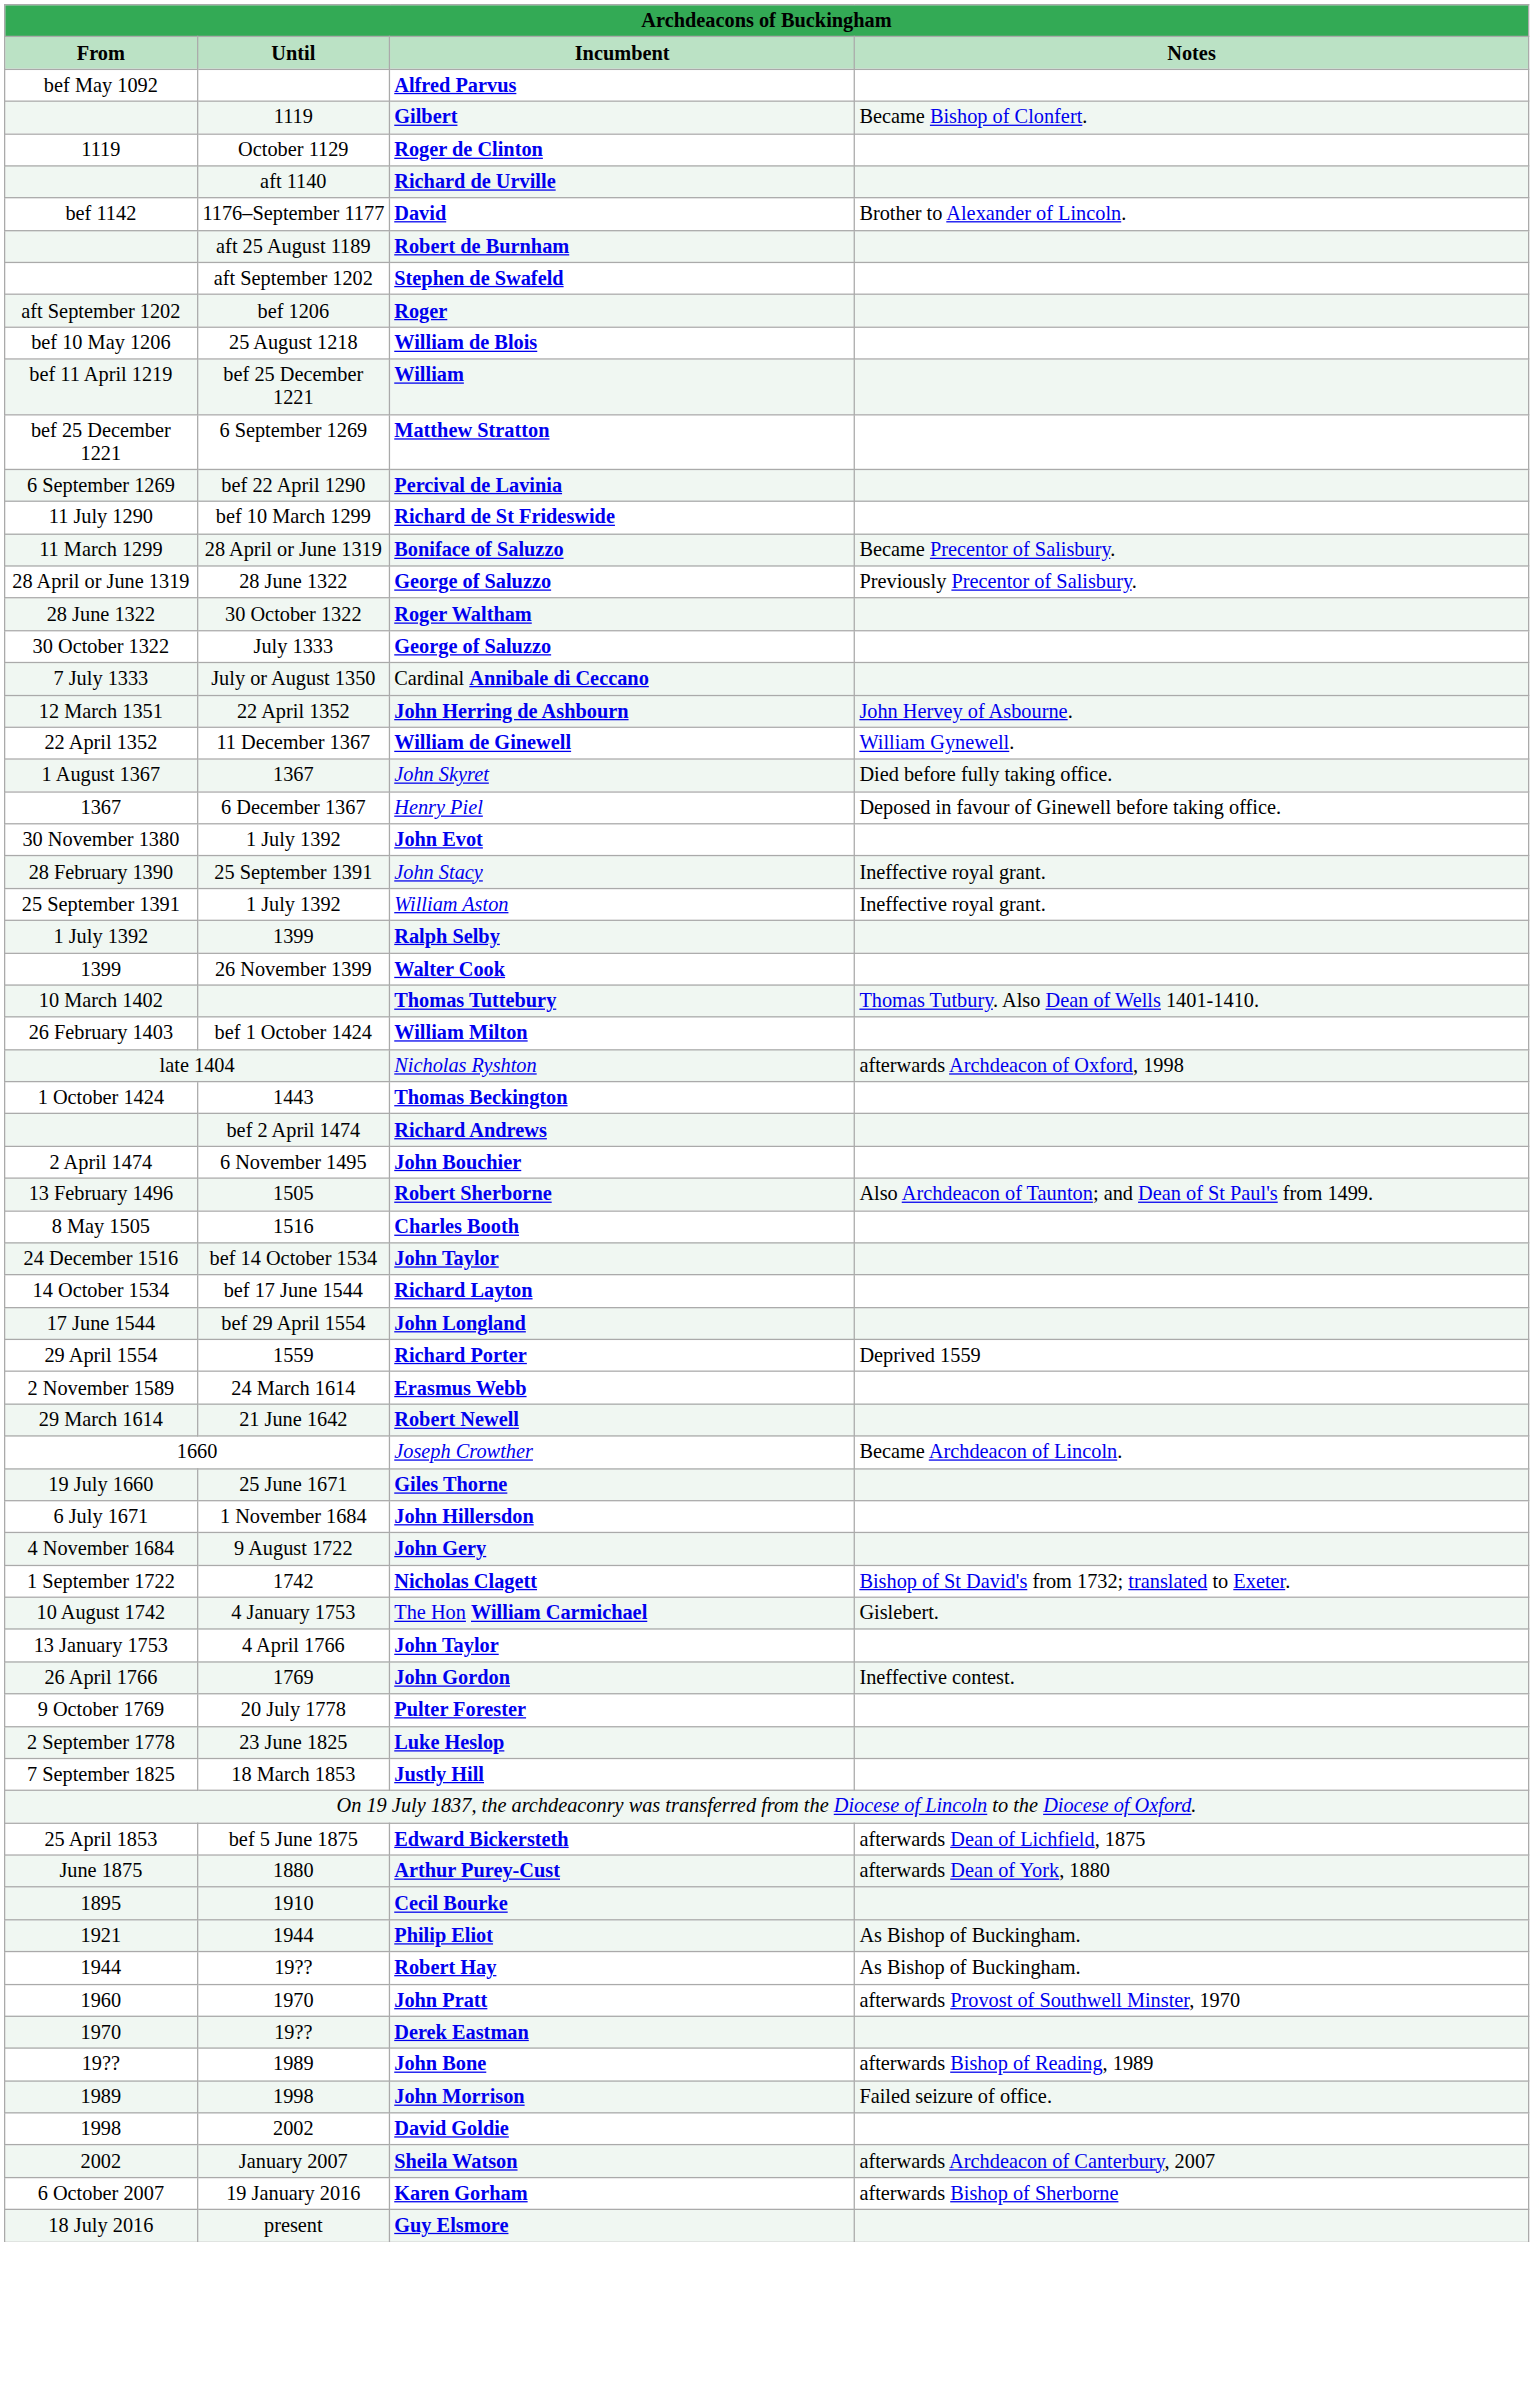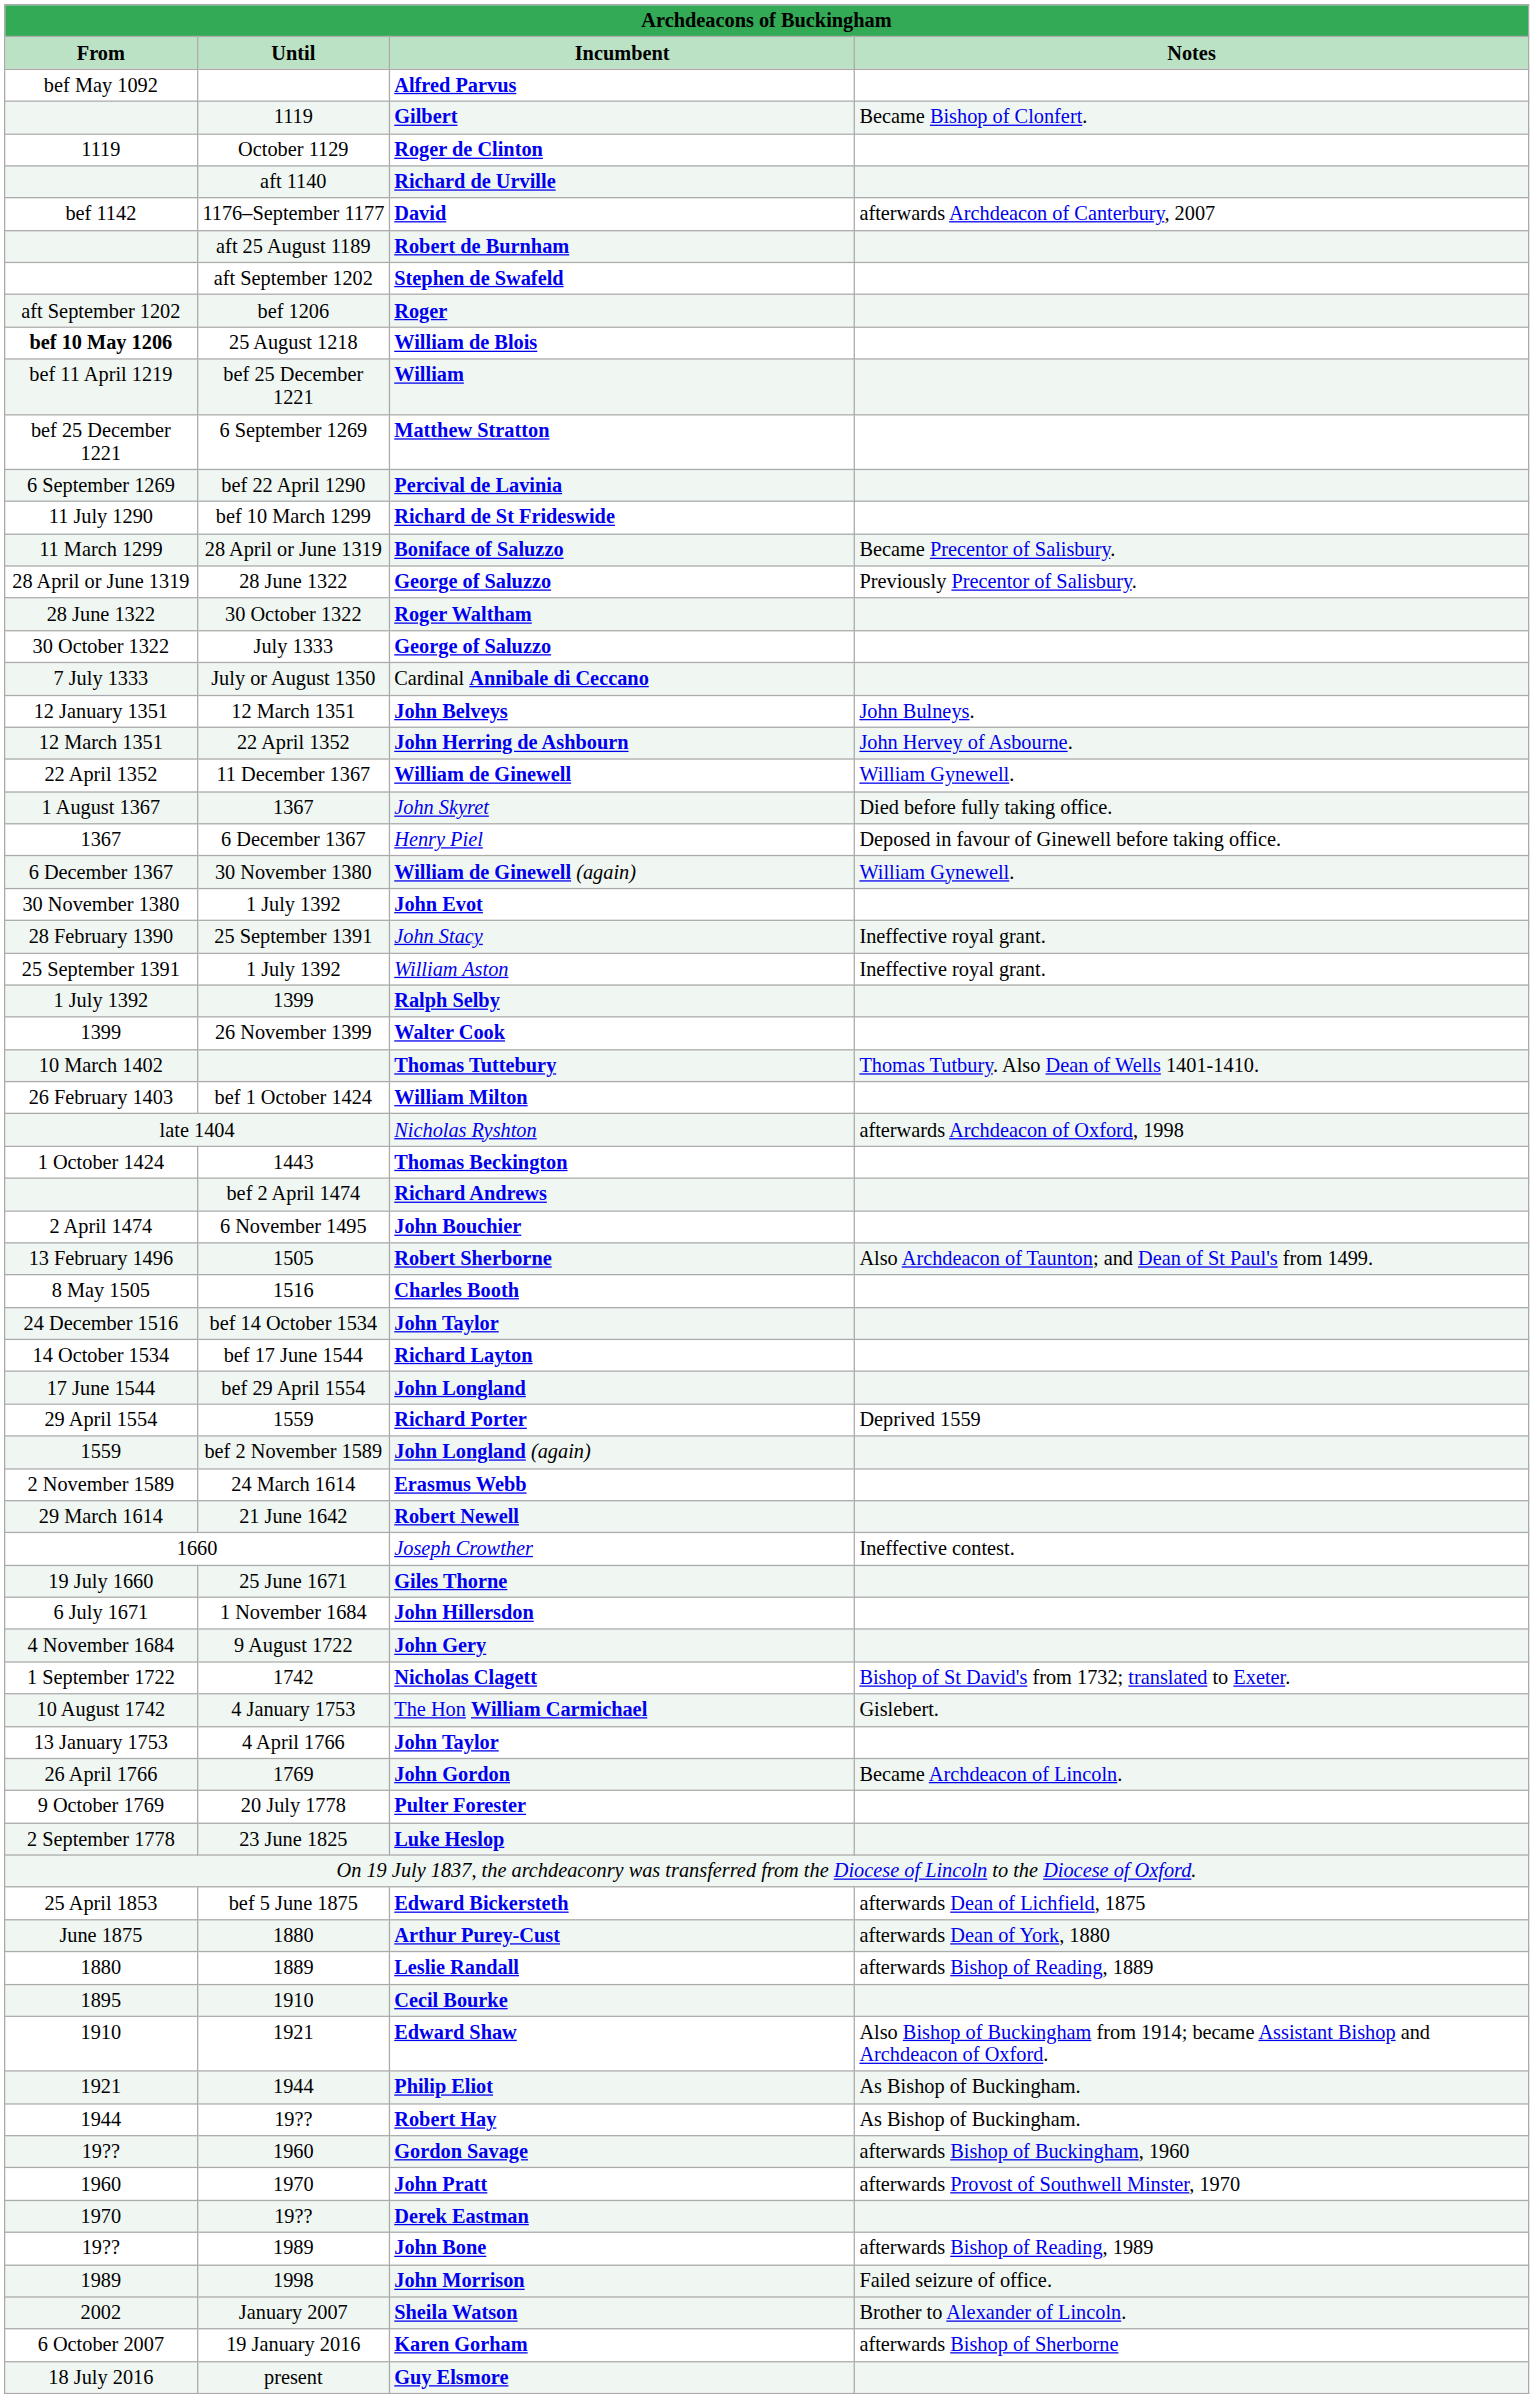(993, 213) Brother to Alexander of Lincoln. -> (1037, 213) afterwards Archdeacon of Canterbury, 2007
(101, 342) normal -> (101, 342) bold
+ row: (293, 710)
+ row: (293, 871)
+ row: (293, 1452)
(991, 1452) Became Archdeacon of Lincoln. -> (937, 1548) Ineffective contest.
(937, 1677) Ineffective contest. -> (991, 1774) Became Archdeacon of Lincoln.
- row: (293, 1774)
+ row: (293, 1967)
+ row: (293, 2032)
+ row: (293, 2151)
- row: (293, 2128)
(1037, 2161) afterwards Archdeacon of Canterbury, 2007 -> (993, 2312) Brother to Alexander of Lincoln.
